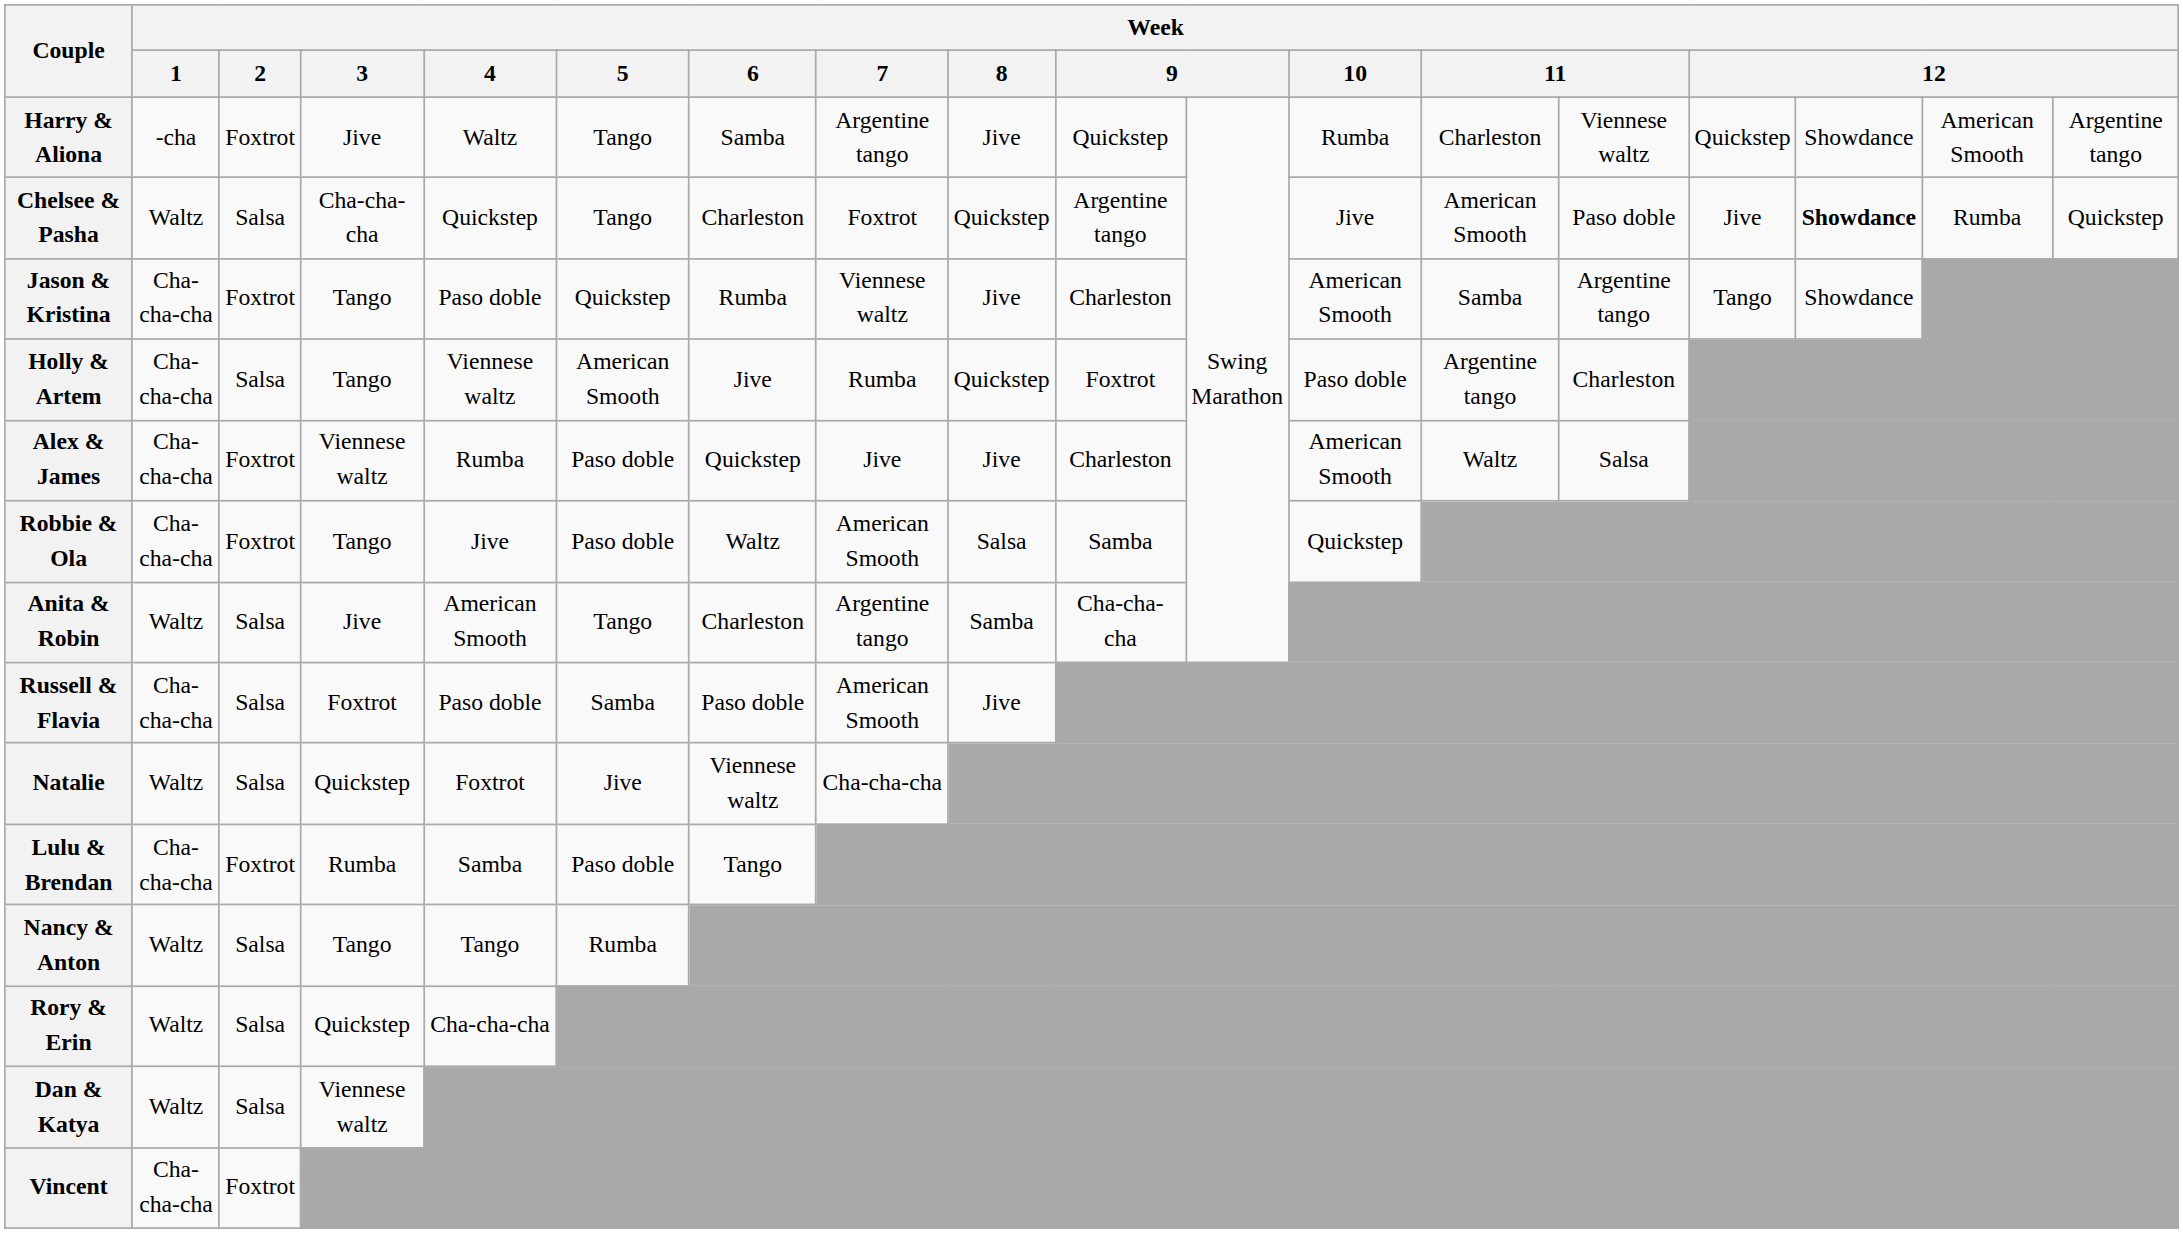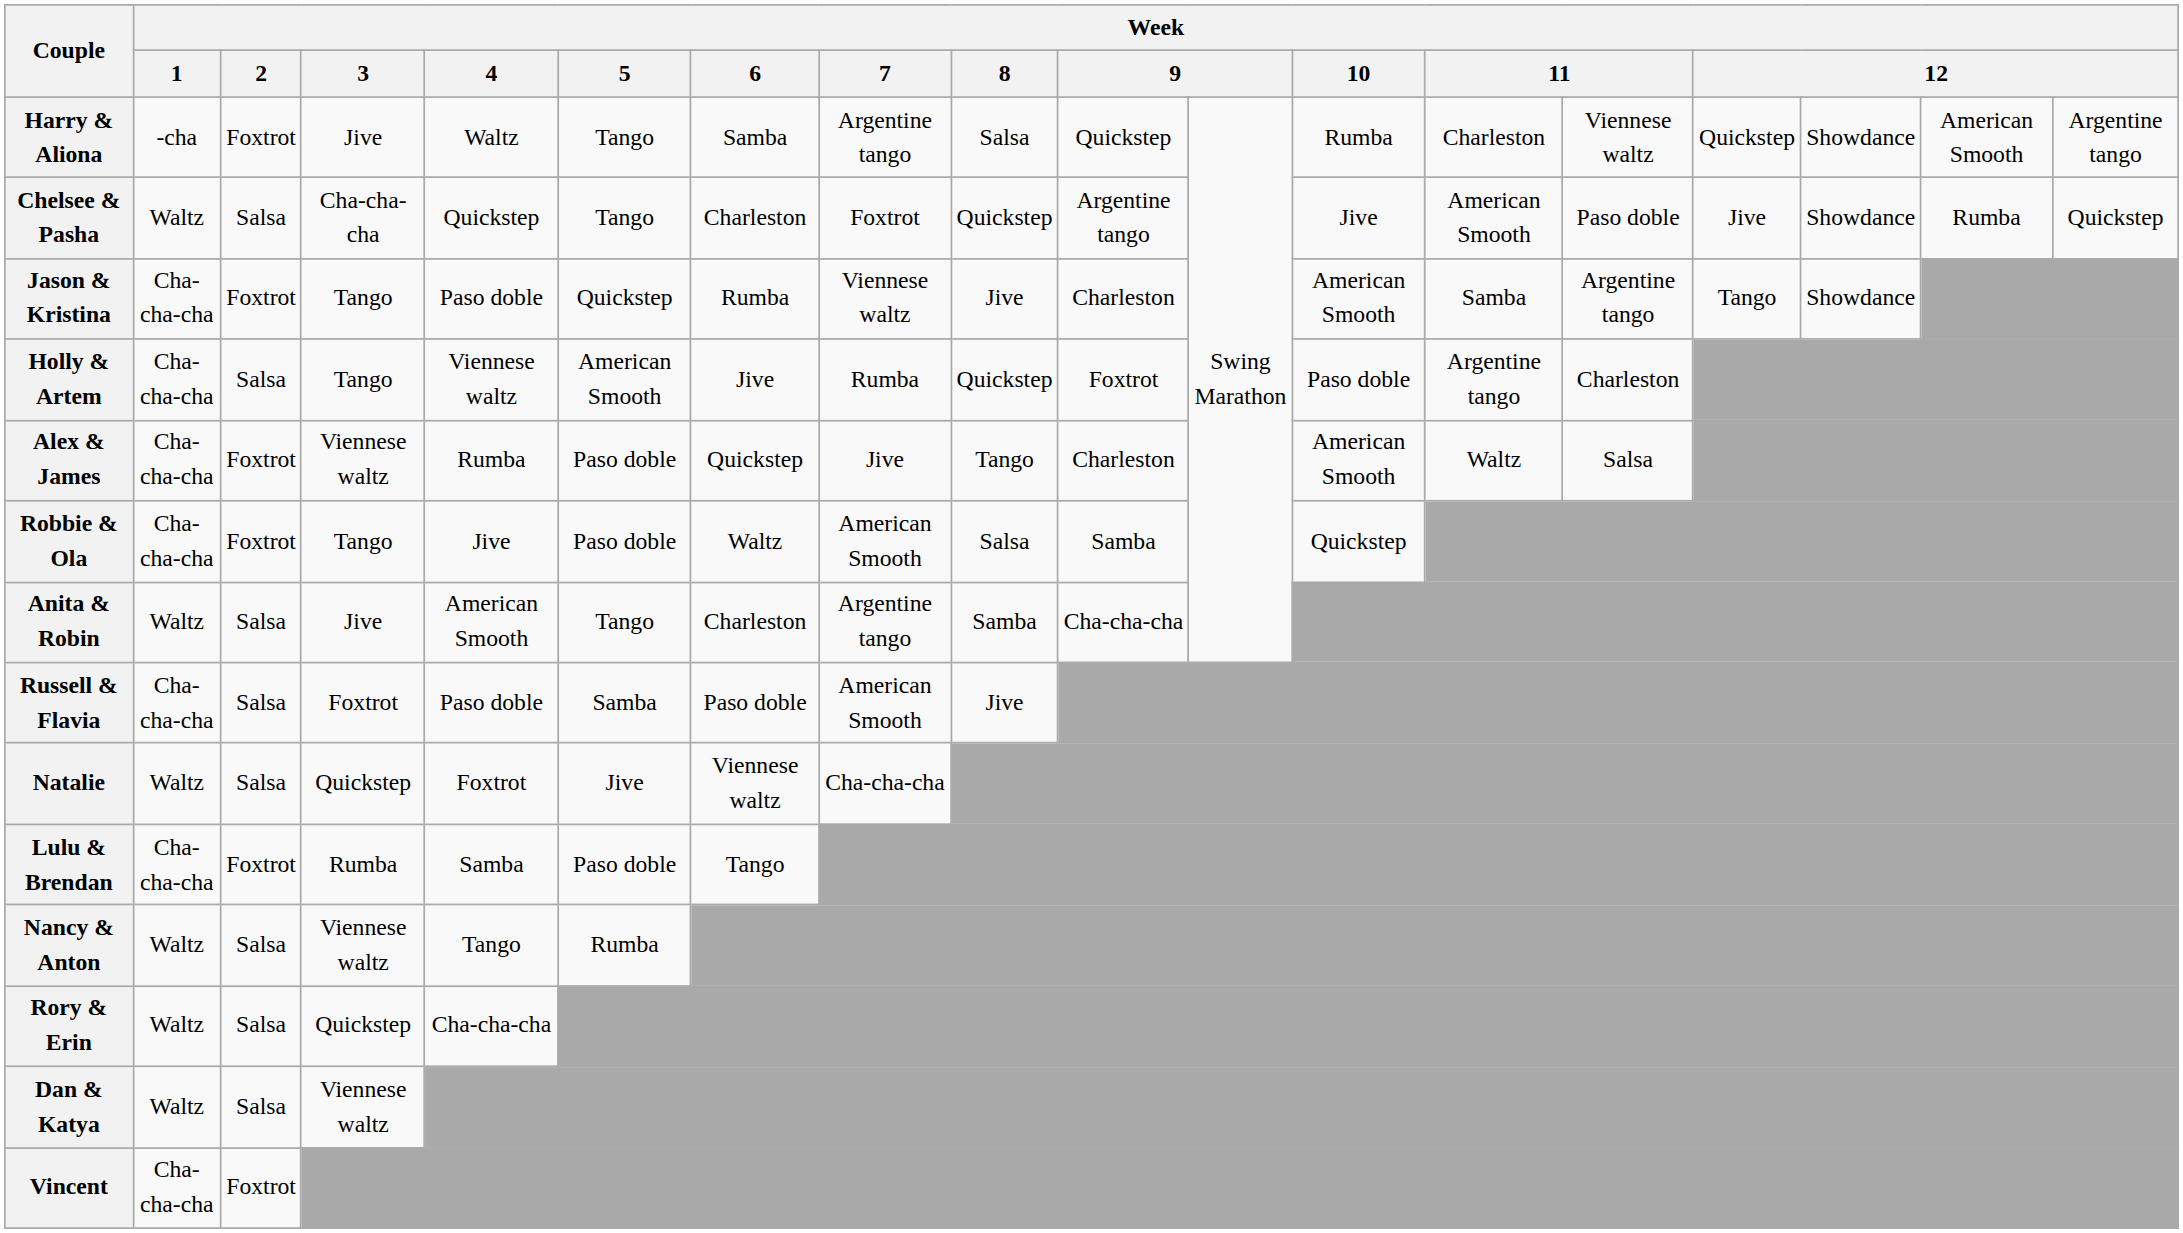(1002, 136) Jive -> (1005, 136) Salsa
(1859, 217) bold -> (1861, 217) normal
(1002, 459) Jive -> (1005, 459) Tango
(362, 944) Tango -> (363, 944) Viennese waltz
